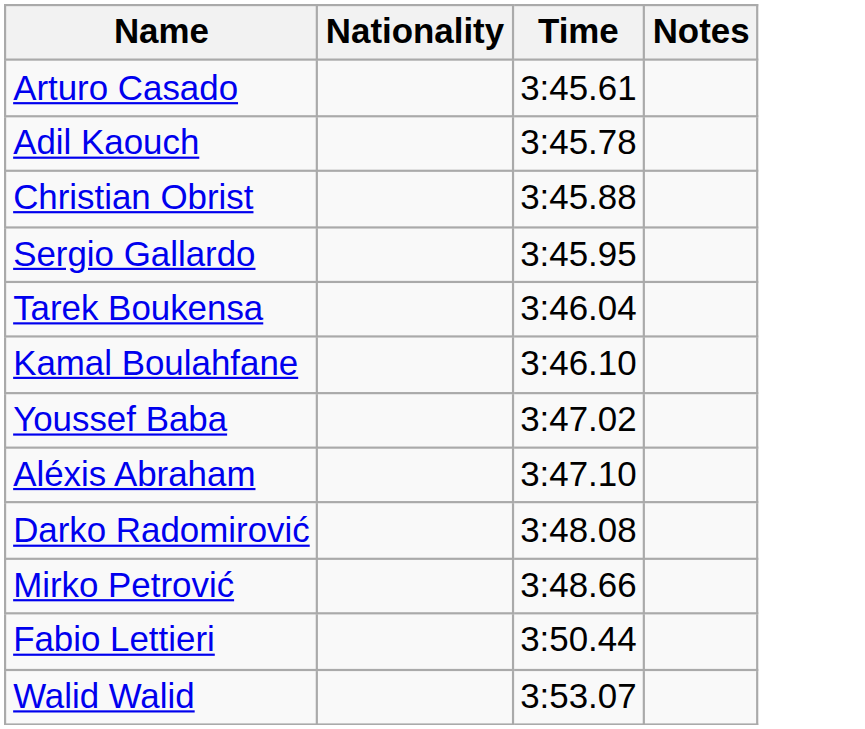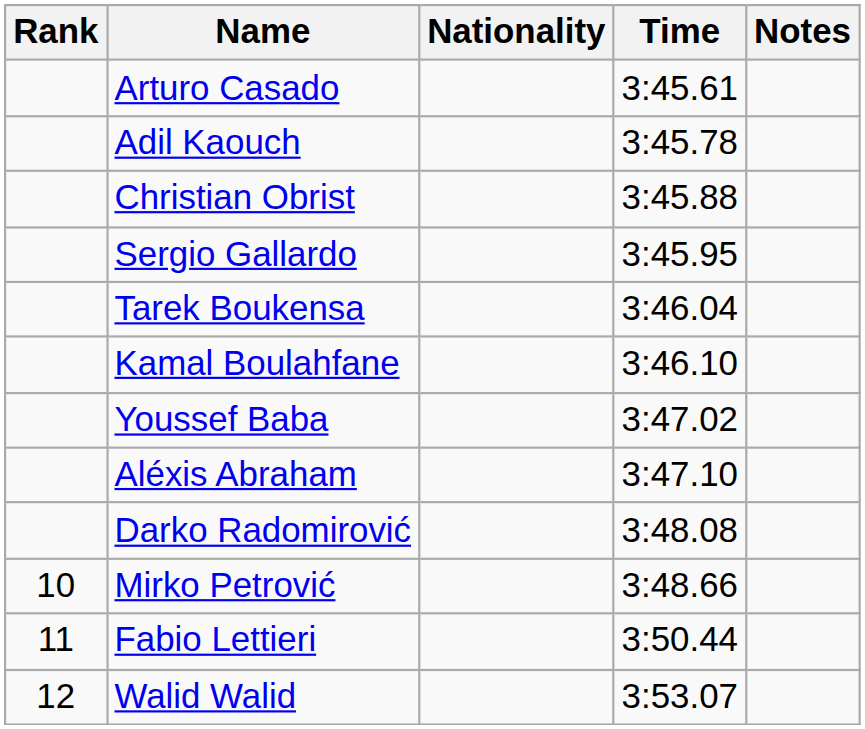+ column: (56, 32)
